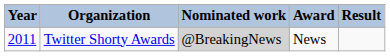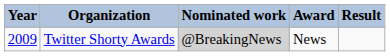(22, 39) 2011 -> (22, 39) 2009
